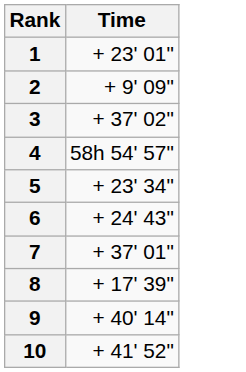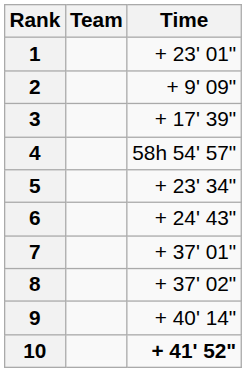+ column: (96, 20)
(133, 119) + 37' 02" -> (196, 119) + 17' 39"
(133, 284) + 17' 39" -> (196, 284) + 37' 02"
(133, 350) normal -> (194, 350) bold
